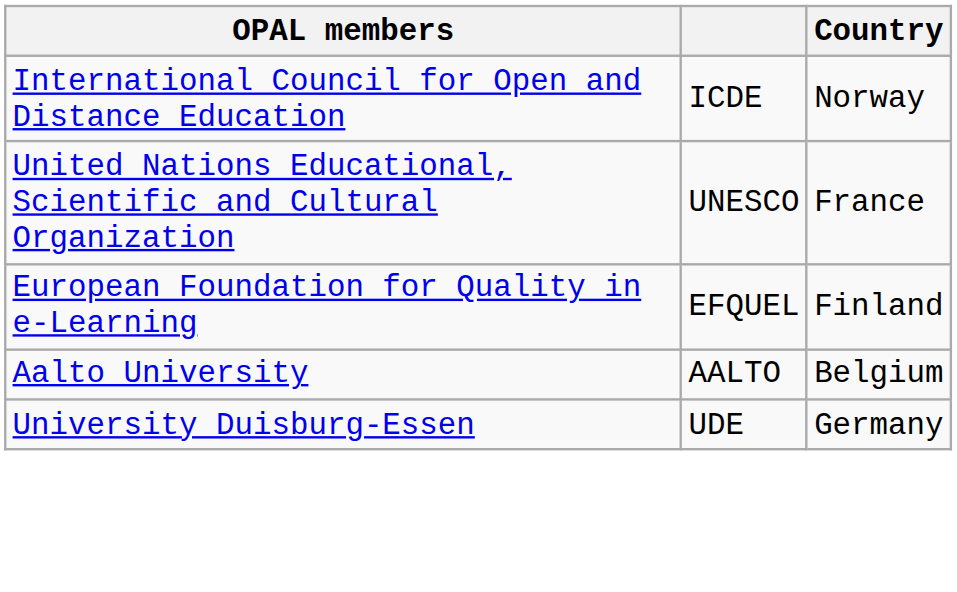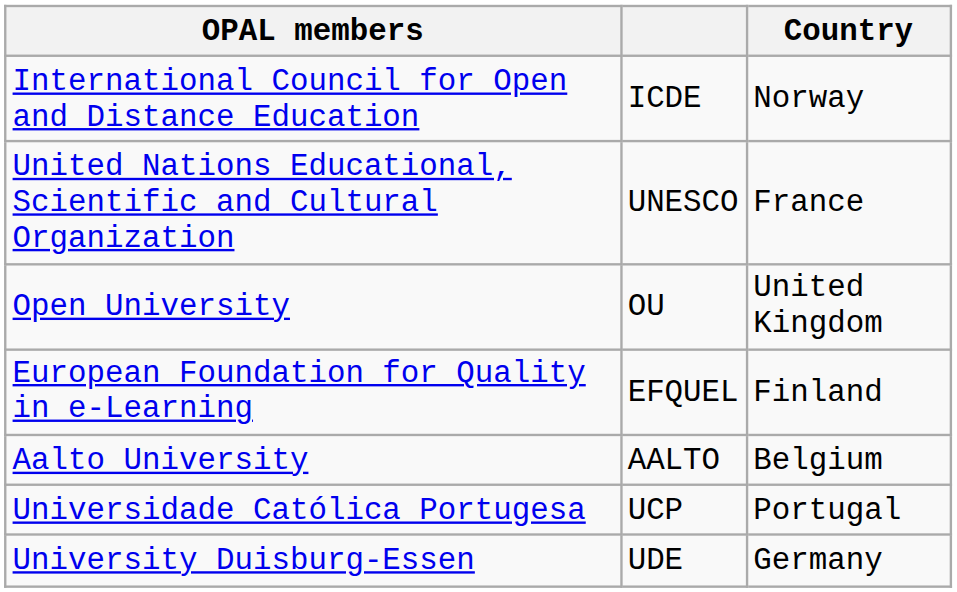+ row: (151, 306)
+ row: (299, 510)
